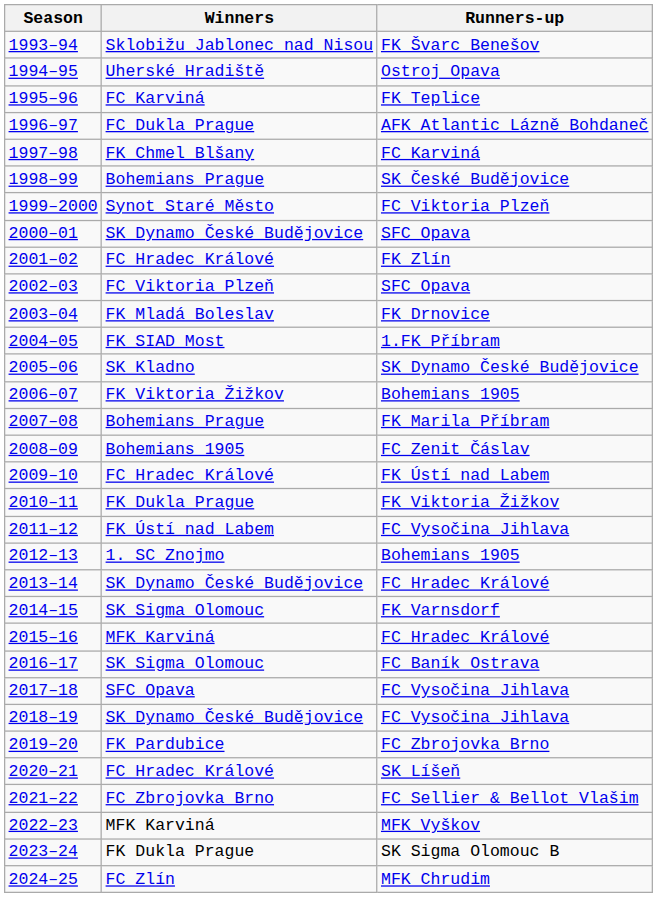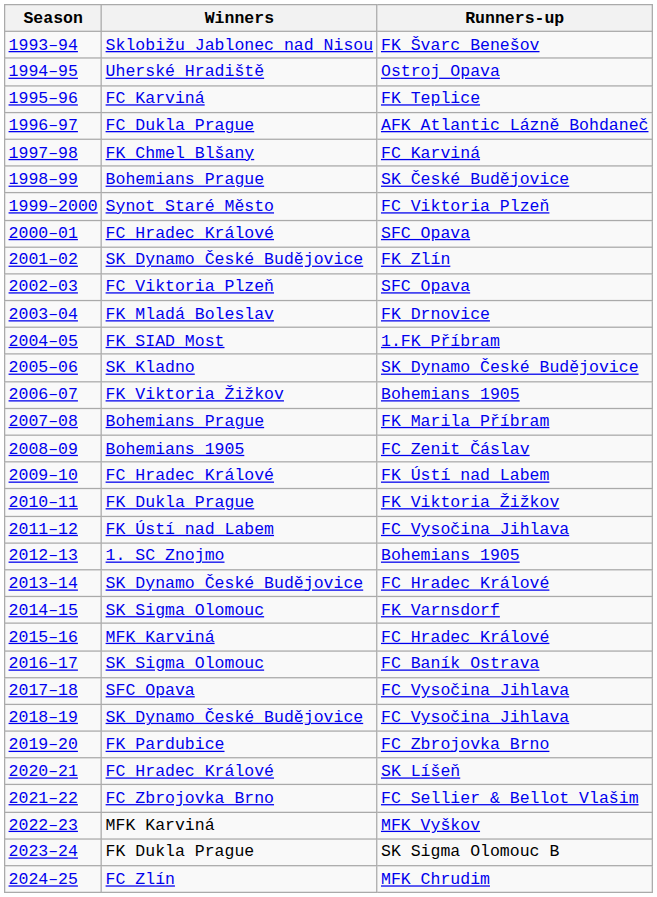(234, 233) SK Dynamo České Budějovice -> (190, 233) FC Hradec Králové
(190, 260) FC Hradec Králové -> (234, 260) SK Dynamo České Budějovice
